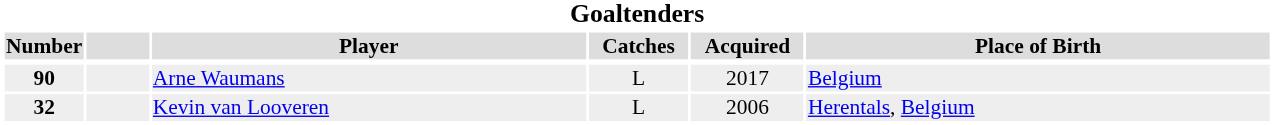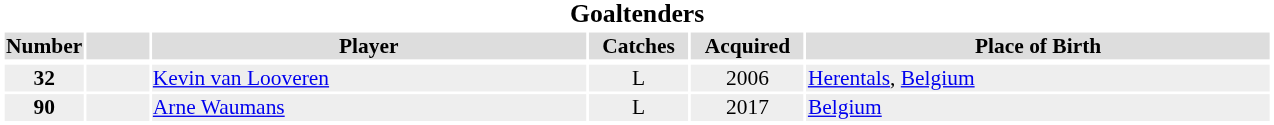rows swapped: (241, 107) <-> (219, 77)
